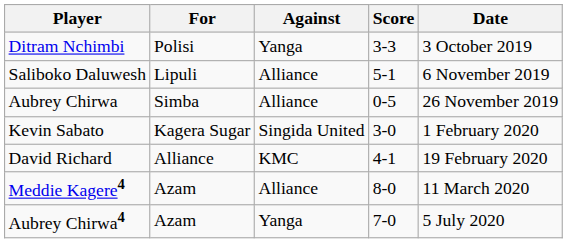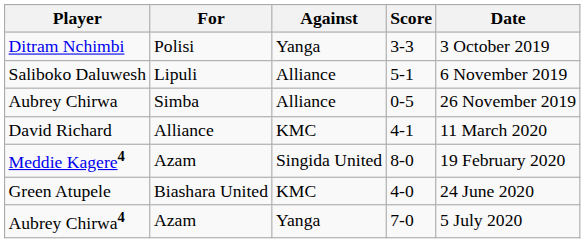- row: (56, 130)
(485, 158) 19 February 2020 -> (494, 130) 11 March 2020
(288, 188) Alliance -> (329, 160) Singida United
(476, 188) 11 March 2020 -> (503, 160) 19 February 2020
+ row: (60, 190)
